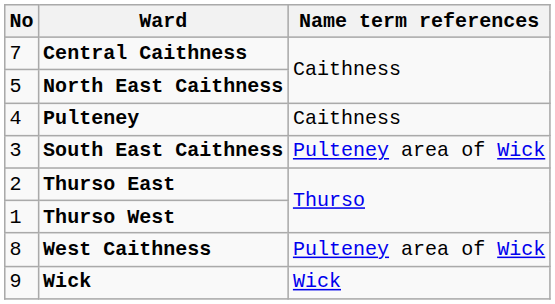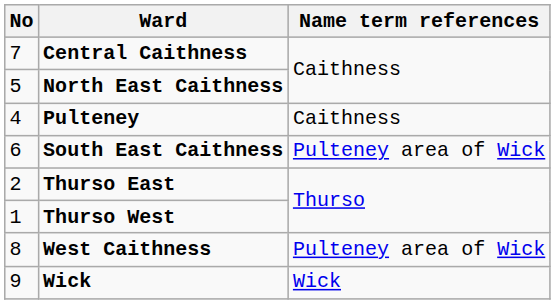(16, 152) 3 -> (16, 152) 6
